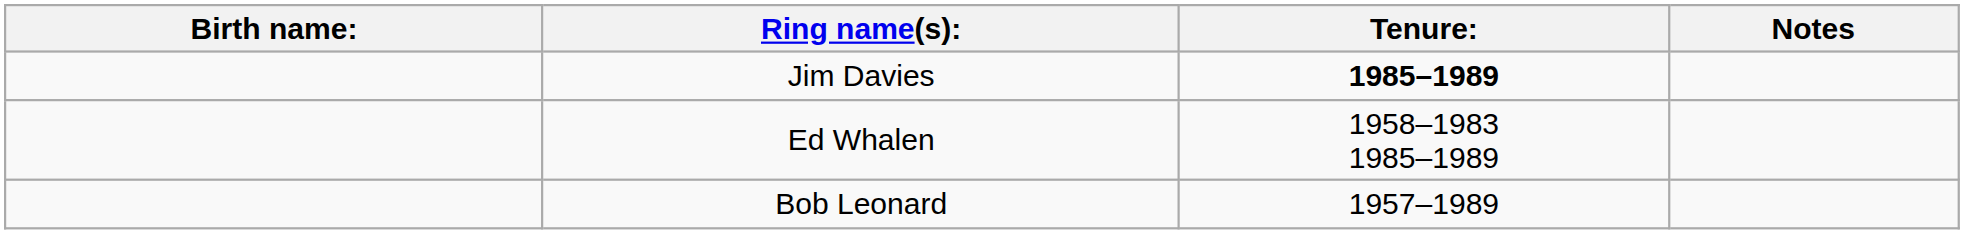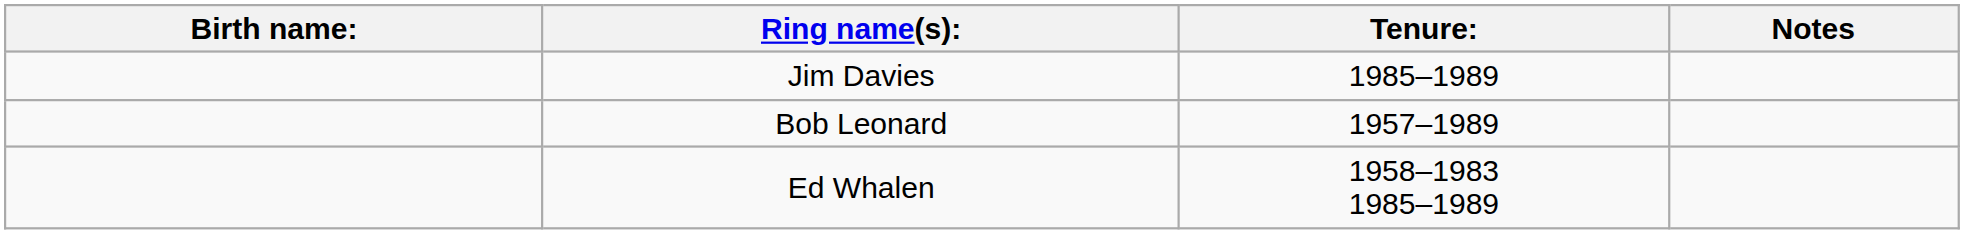(1424, 76) bold -> (1424, 76) normal
rows swapped: (861, 204) <-> (861, 140)
